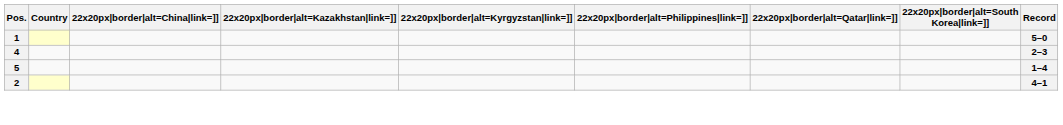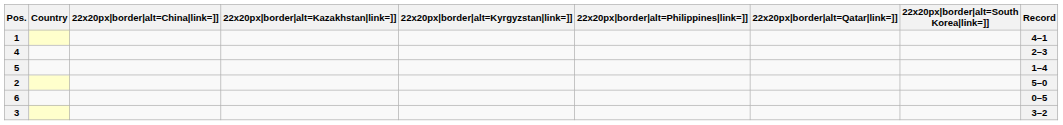(1039, 38) 5–0 -> (1039, 38) 4–1
(1039, 83) 4–1 -> (1039, 83) 5–0
+ row: (17, 98)
+ row: (17, 113)
